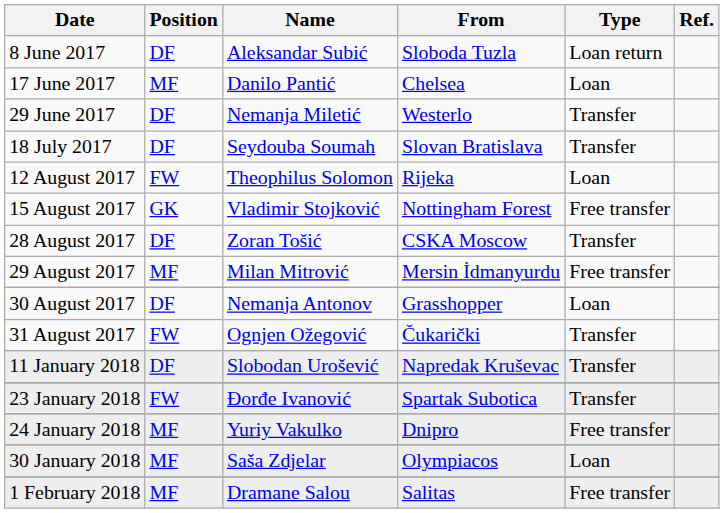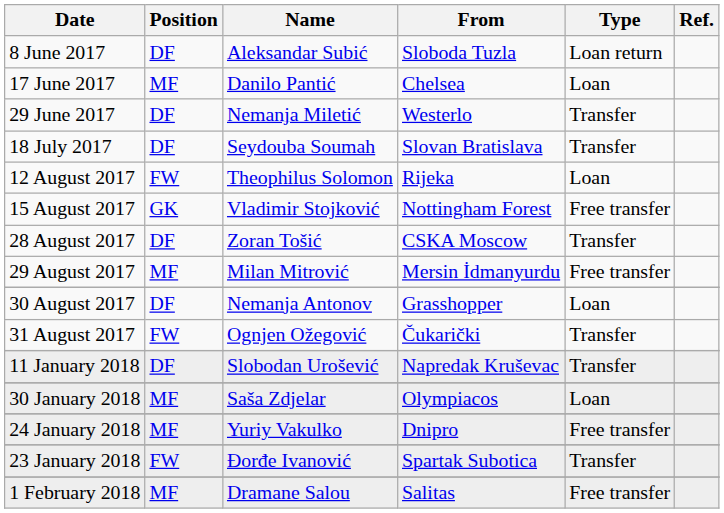rows swapped: (75, 397) <-> (75, 460)
